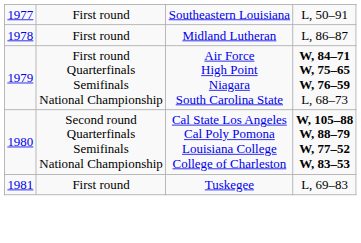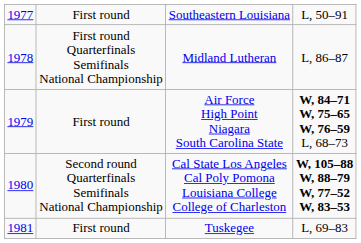(101, 35) First round -> (101, 57) First round Quarterfinals Semifinals National Championship
(101, 77) First round Quarterfinals Semifinals National Championship -> (101, 121) First round
